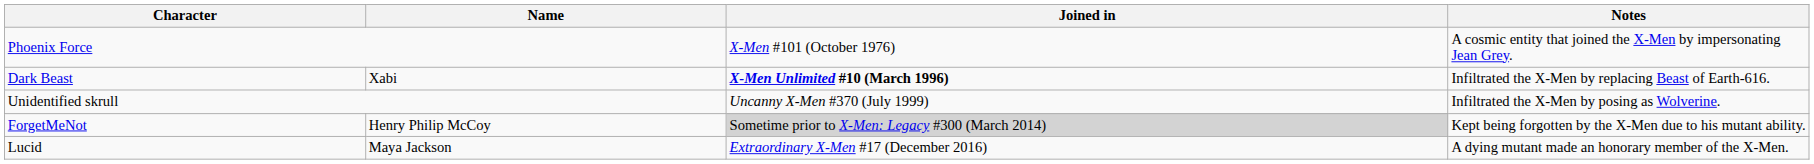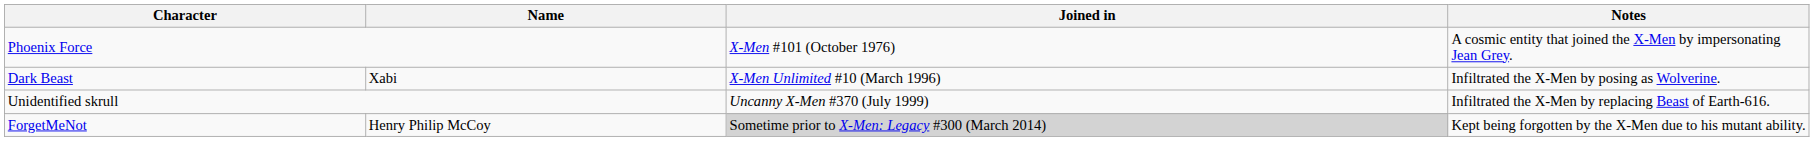(839, 78) bold -> (835, 78) normal
(1611, 78) Infiltrated the X-Men by replacing Beast of Earth-616. -> (1586, 78) Infiltrated the X-Men by posing as Wolverine.
(1586, 101) Infiltrated the X-Men by posing as Wolverine. -> (1611, 101) Infiltrated the X-Men by replacing Beast of Earth-616.
- row: (25, 147)
